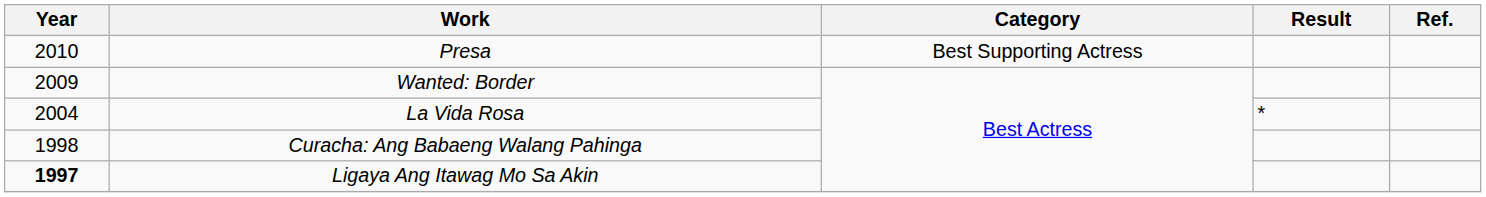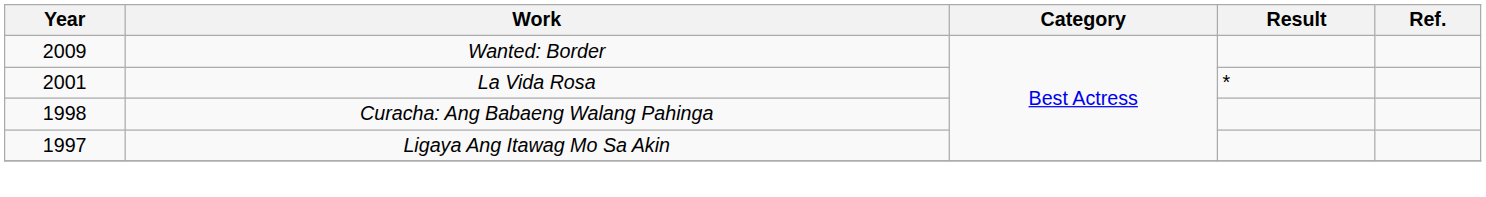- row: (465, 51)
(57, 113) 2004 -> (65, 82) 2001
(57, 176) bold -> (65, 144) normal
